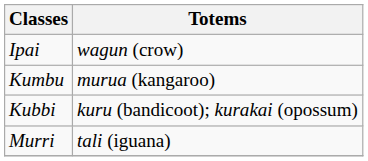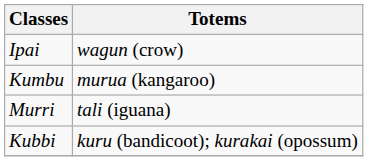rows swapped: (32, 140) <-> (32, 110)
